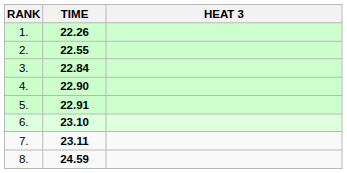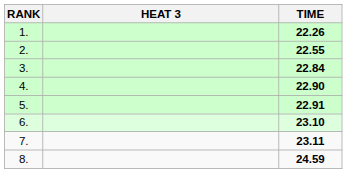columns swapped: (224, 14) <-> (75, 14)
